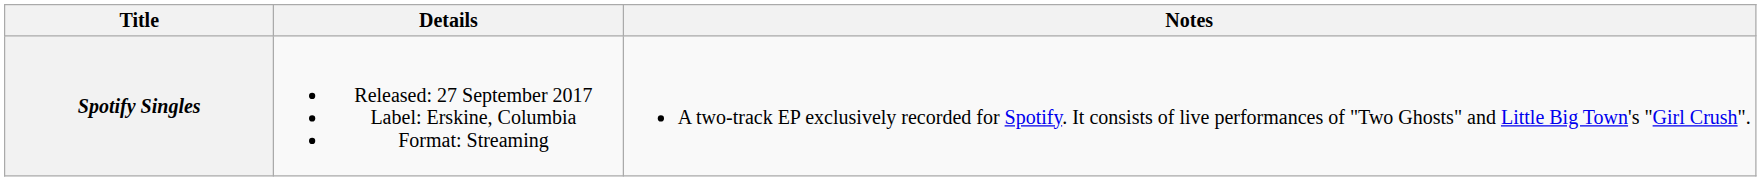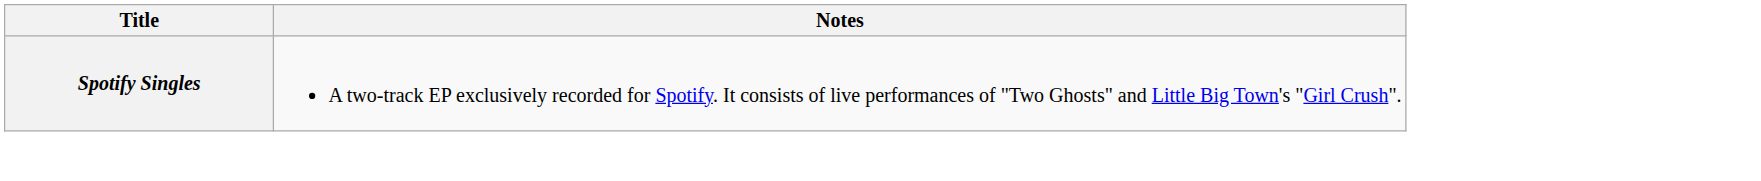- column: (448, 20)
